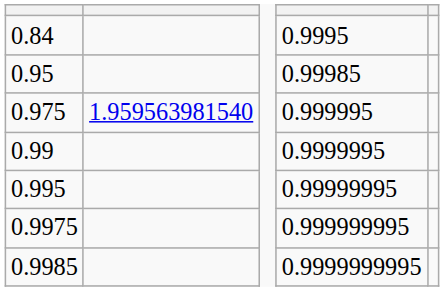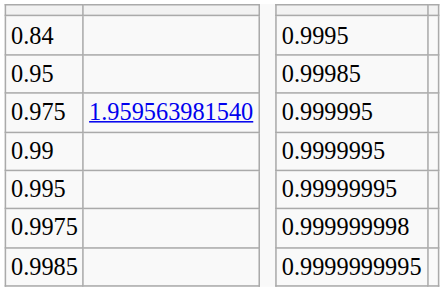(346, 227) 0.999999995 -> (346, 227) 0.999999998
